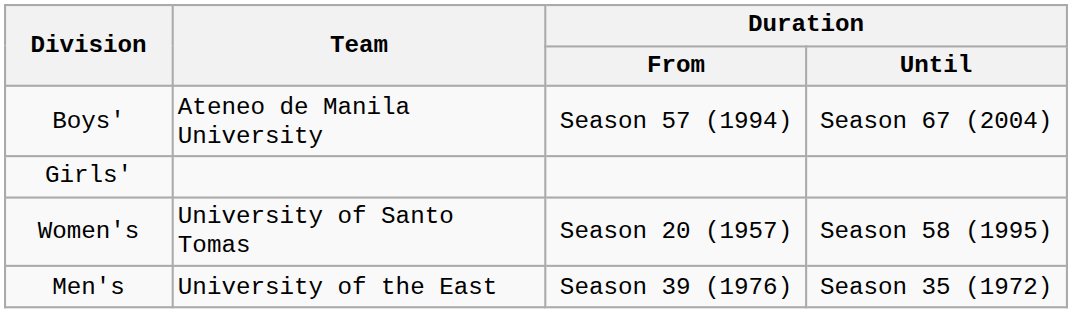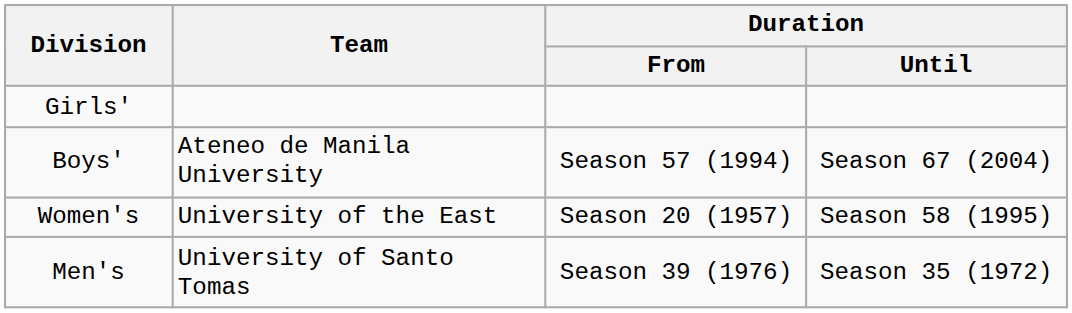rows swapped: (89, 176) <-> (88, 121)
(316, 231) University of Santo Tomas -> (338, 217) University of the East
(338, 286) University of the East -> (316, 272) University of Santo Tomas
